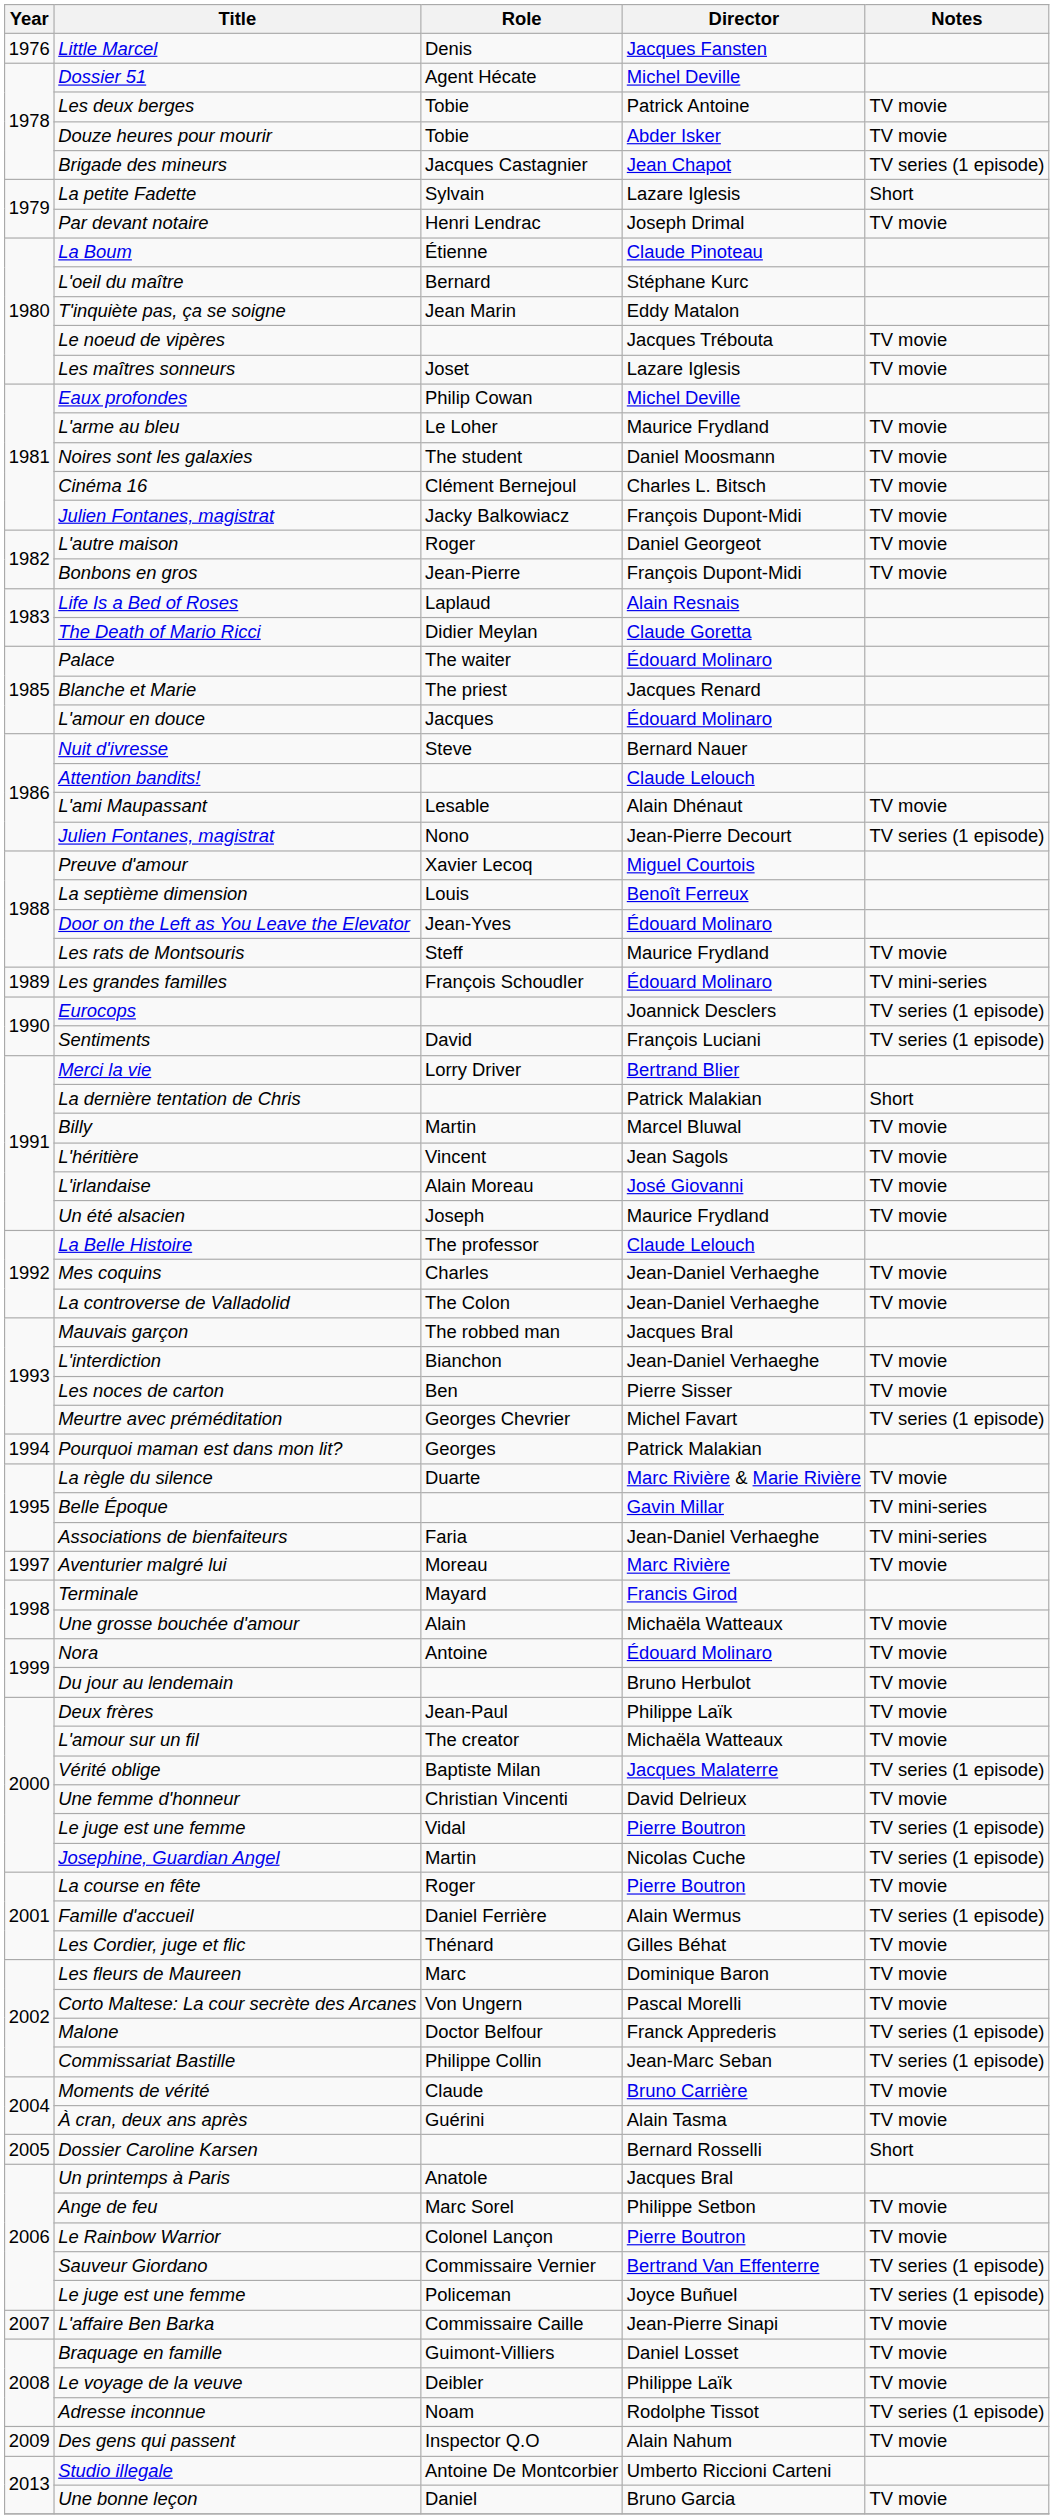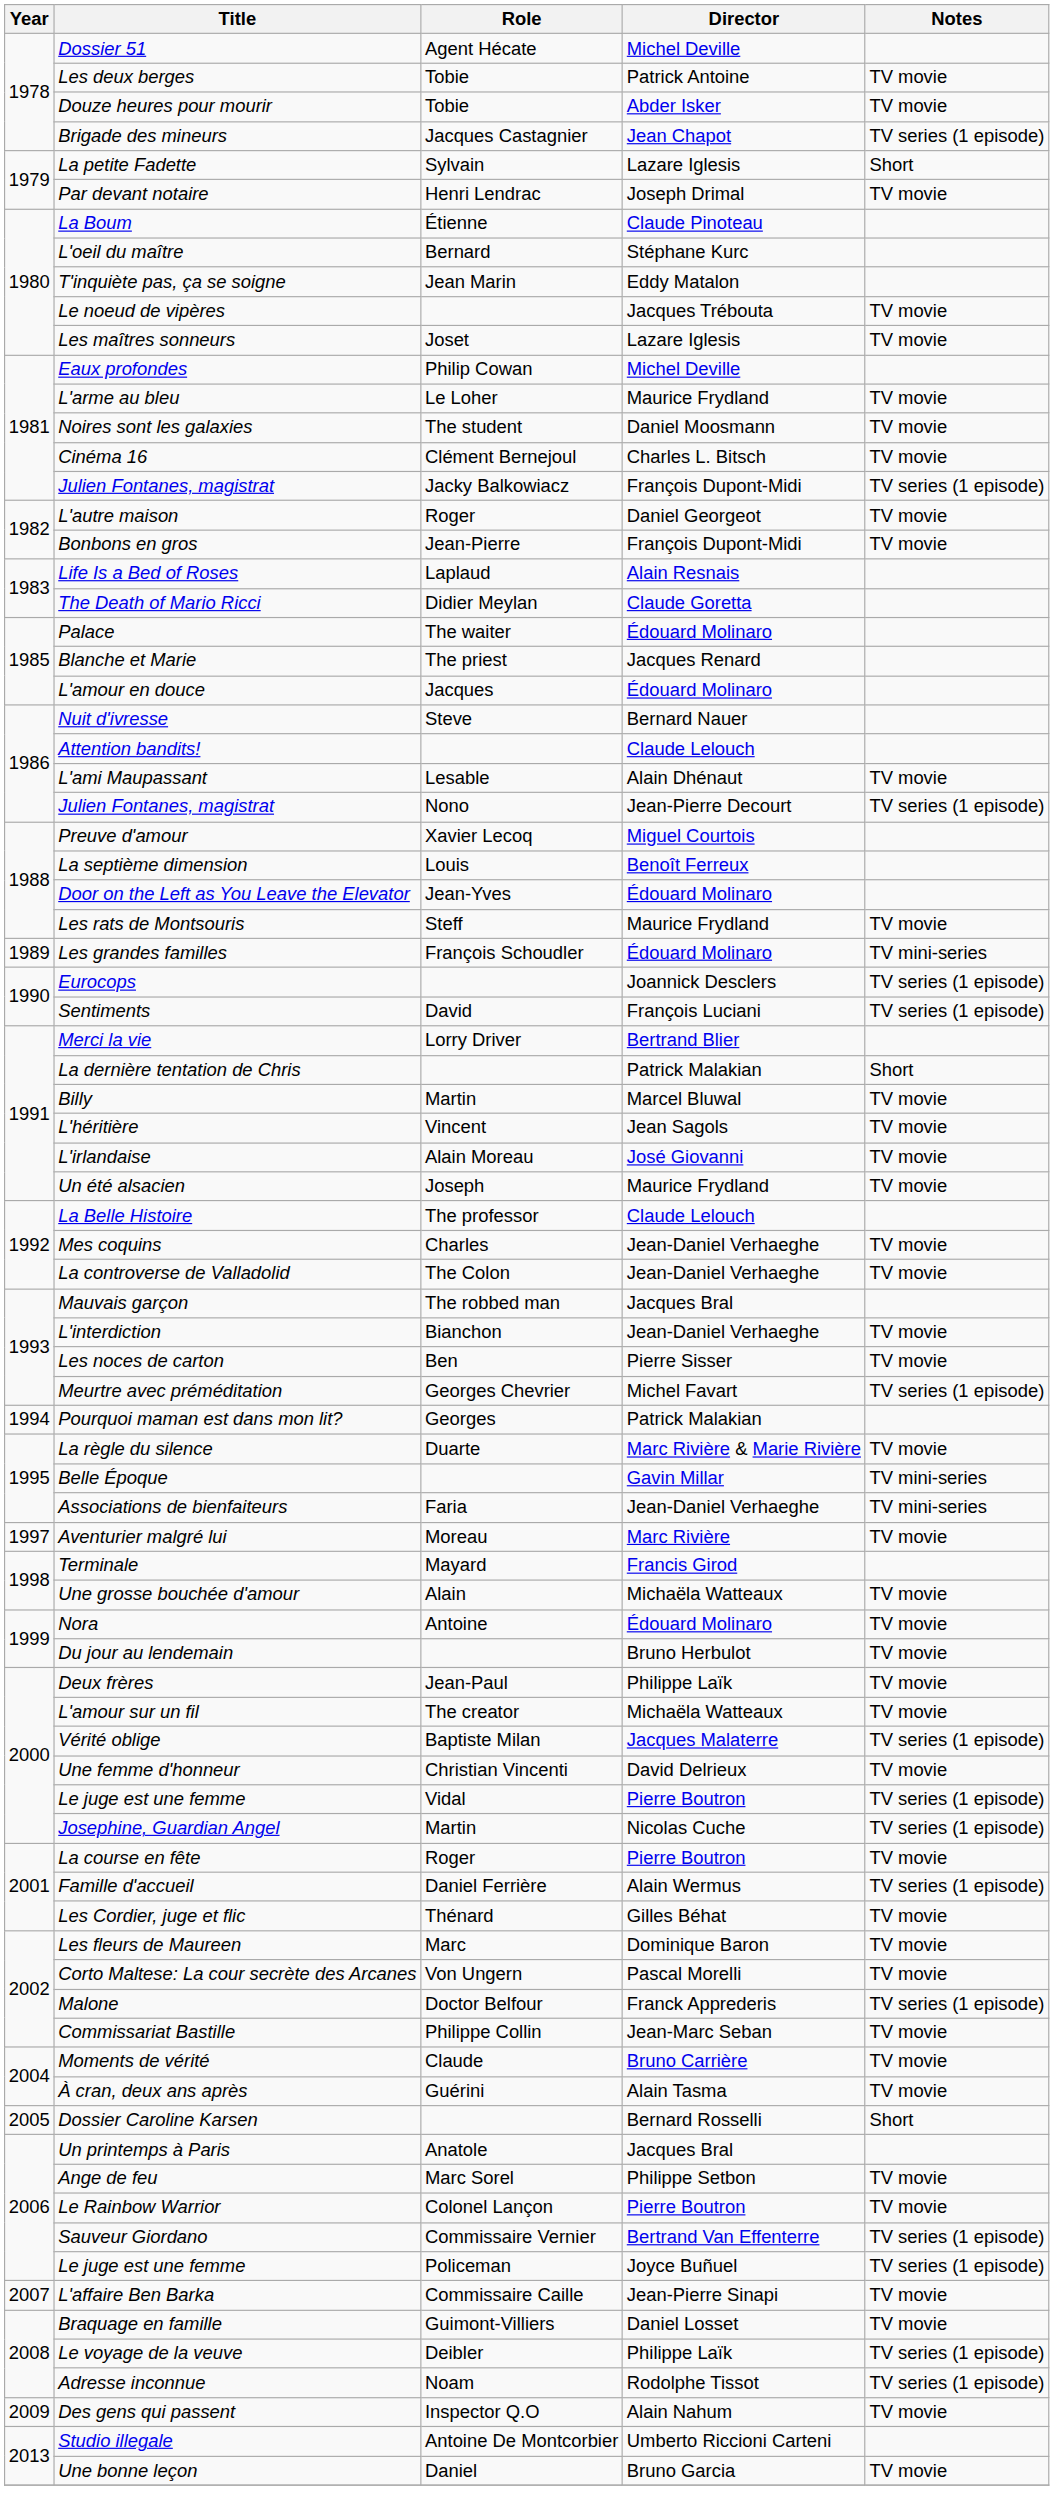- row: (108, 48)
(908, 515) TV movie -> (957, 485) TV series (1 episode)
(957, 2061) TV series (1 episode) -> (908, 2032) TV movie
(908, 2382) TV movie -> (957, 2353) TV series (1 episode)
